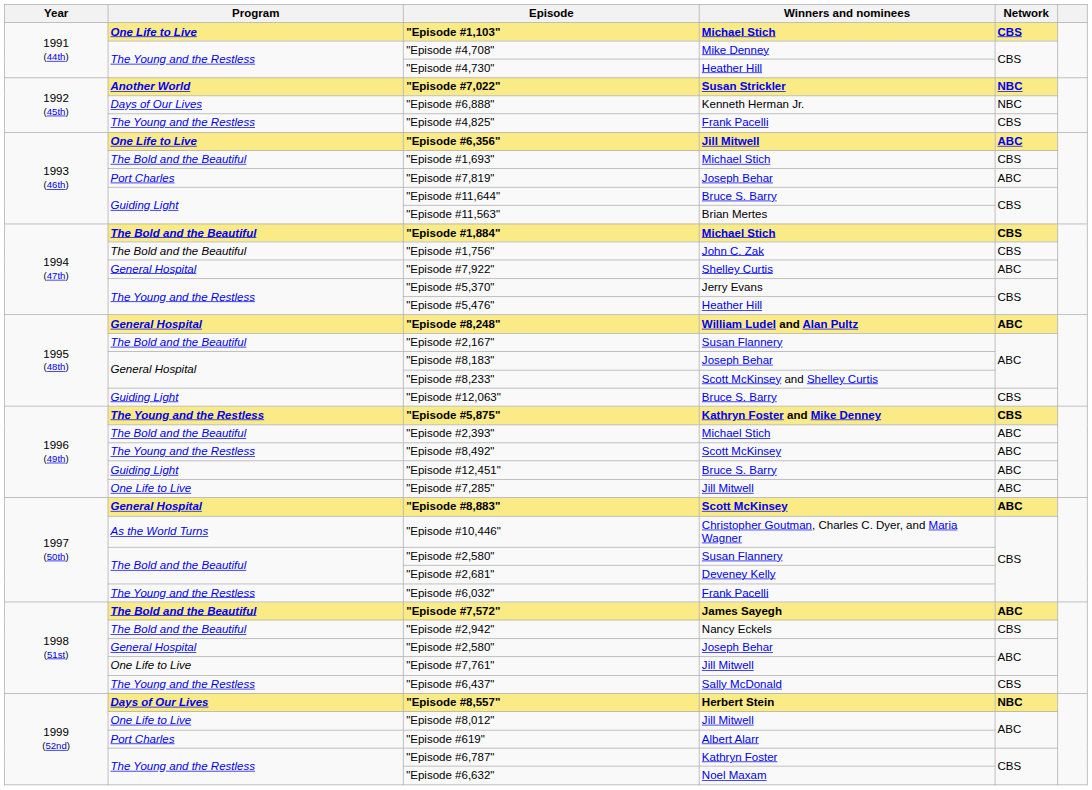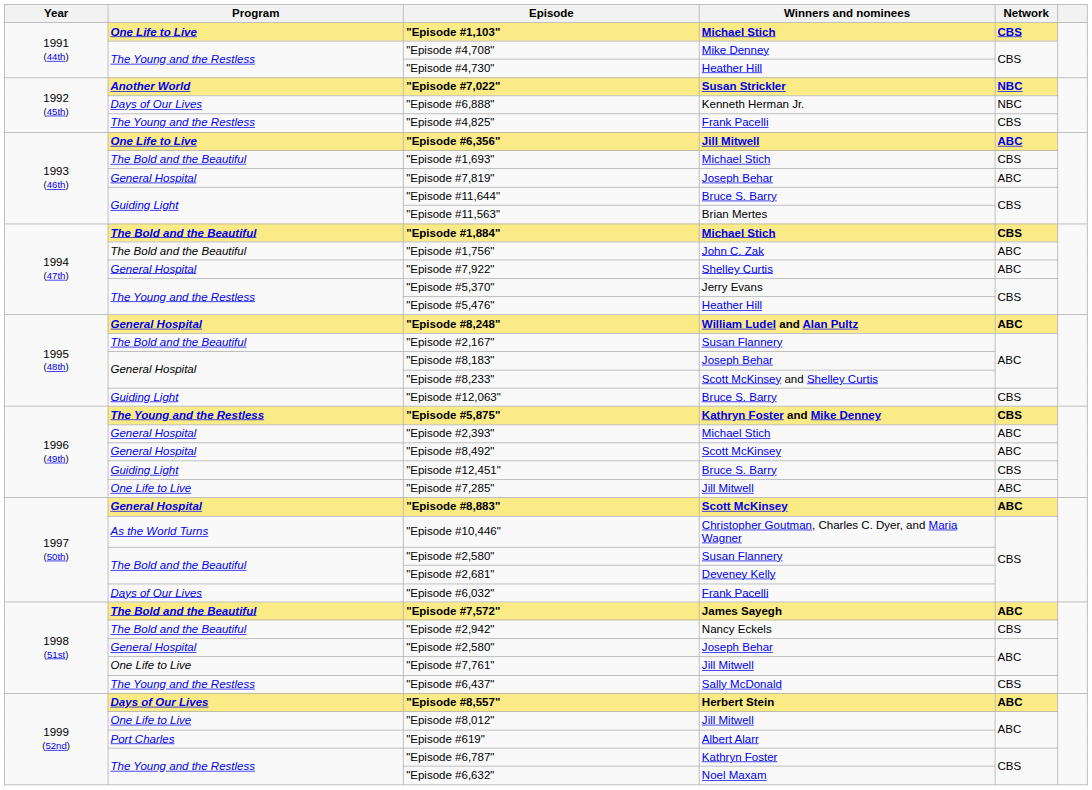(143, 178) Port Charles -> (153, 178) General Hospital
(1009, 251) CBS -> (1009, 251) ABC
(178, 433) The Bold and the Beautiful -> (153, 433) General Hospital
(183, 452) The Young and the Restless -> (153, 452) General Hospital
(1009, 470) ABC -> (1009, 470) CBS
(183, 592) The Young and the Restless -> (156, 592) Days of Our Lives
(1010, 702) NBC -> (1010, 702) ABC
